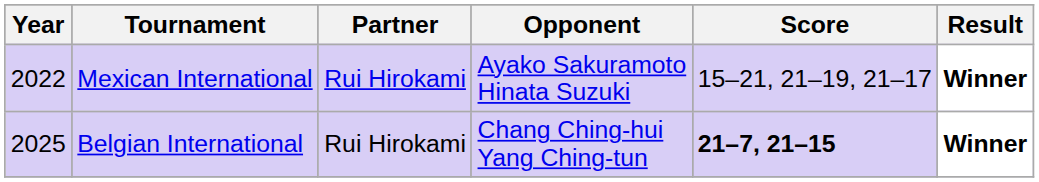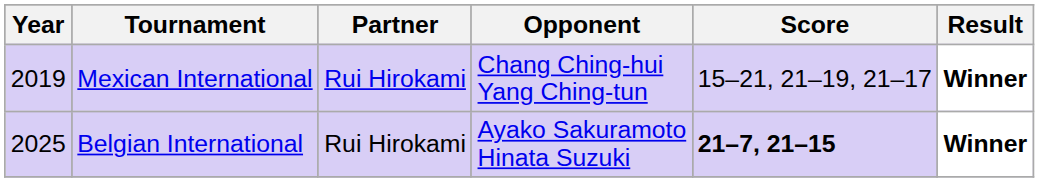(38, 78) 2022 -> (38, 78) 2019
(582, 78) Ayako Sakuramoto Hinata Suzuki -> (570, 78) Chang Ching-hui Yang Ching-tun
(570, 144) Chang Ching-hui Yang Ching-tun -> (582, 144) Ayako Sakuramoto Hinata Suzuki
